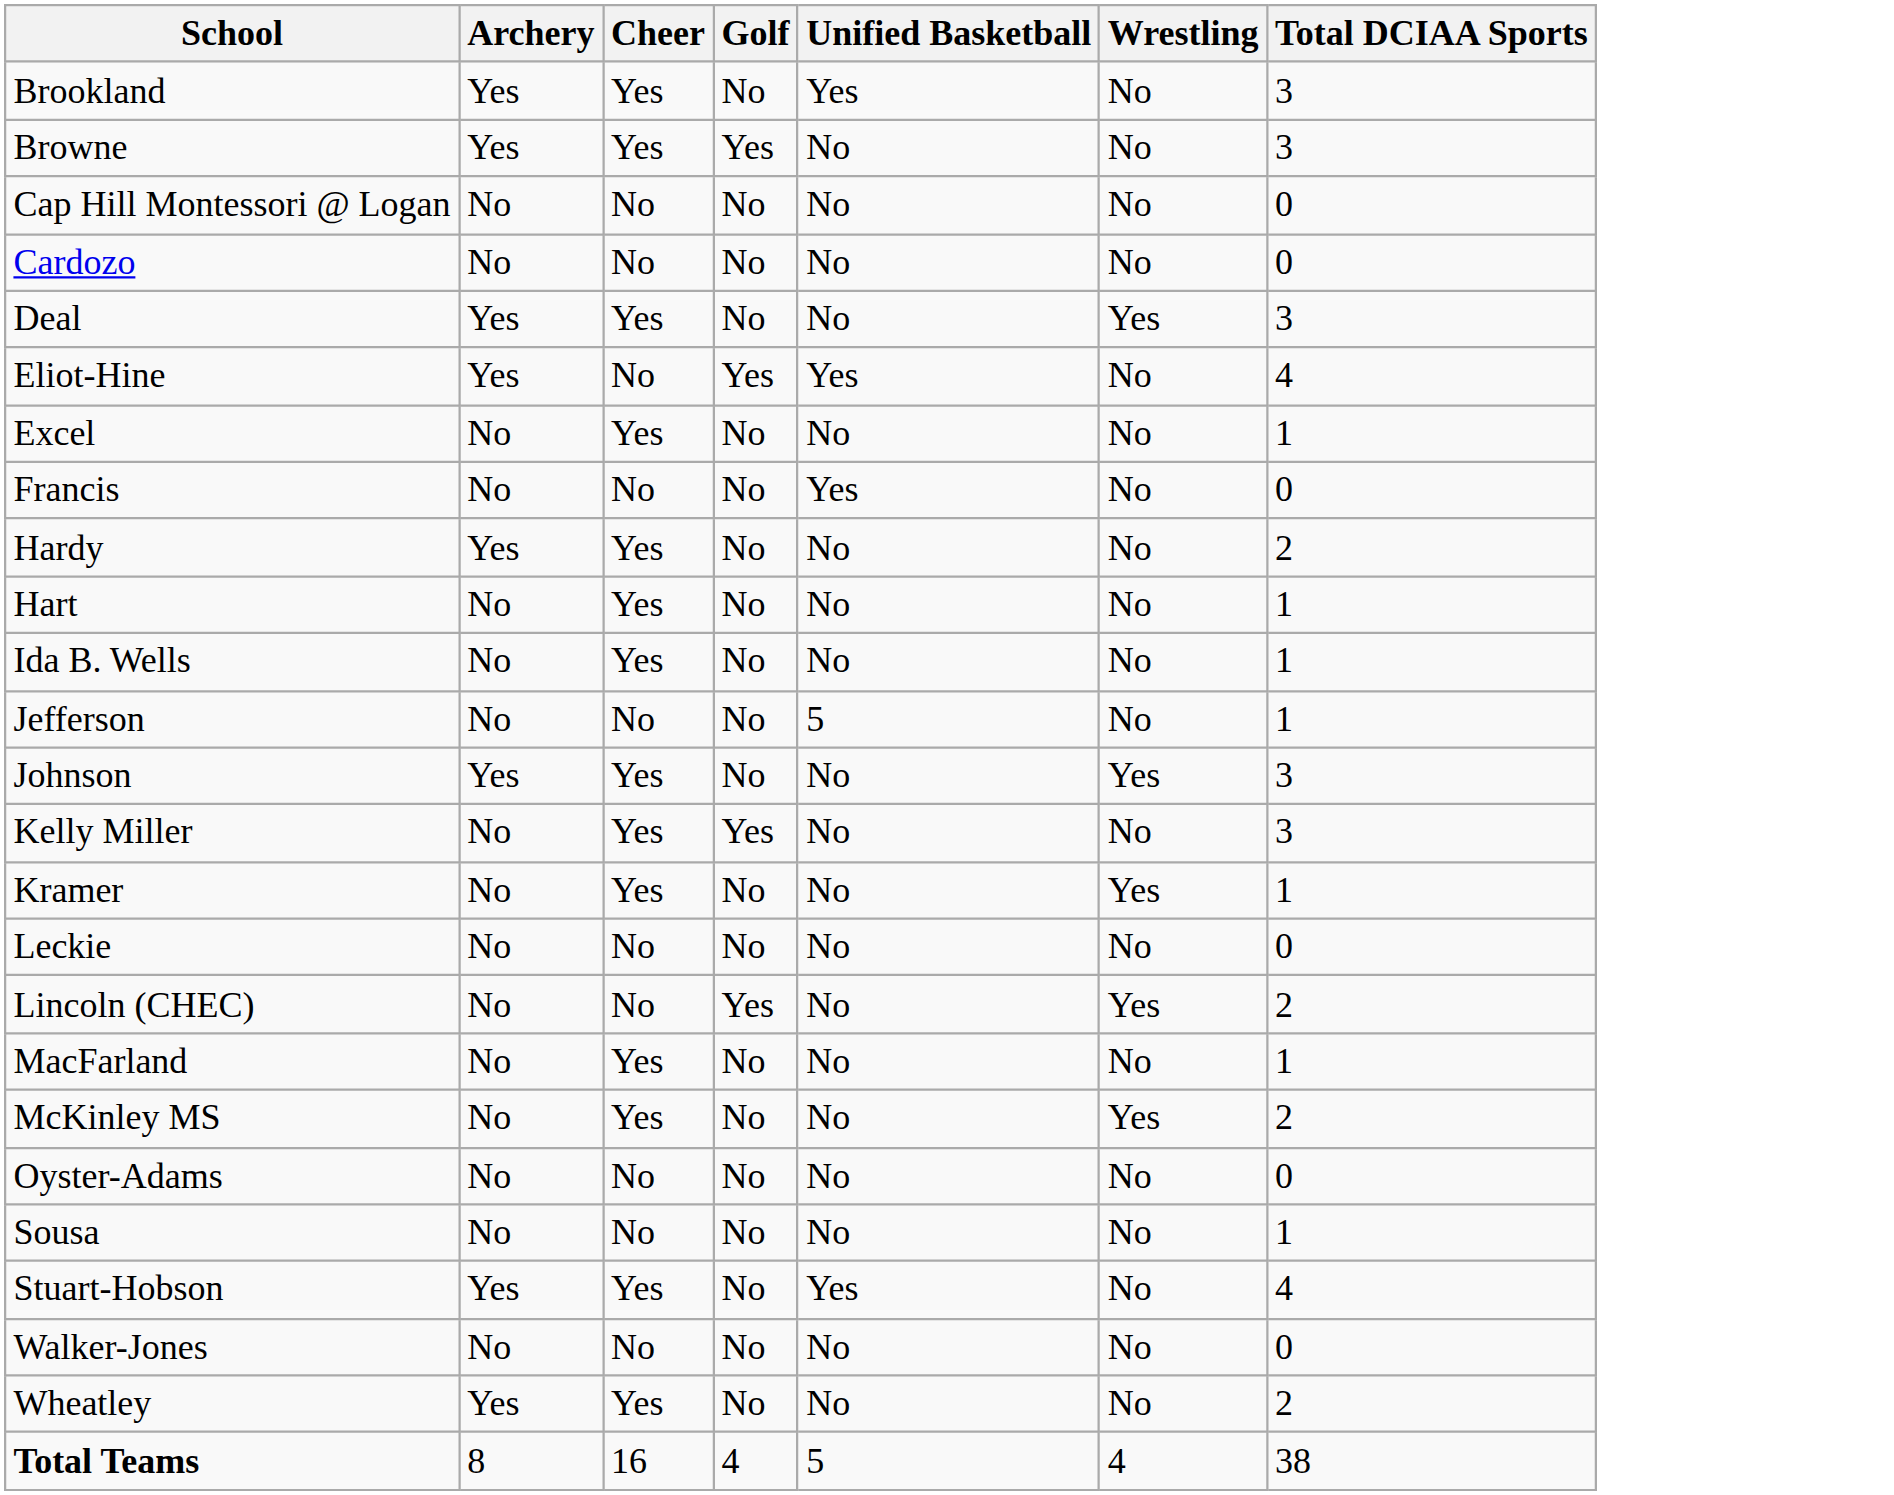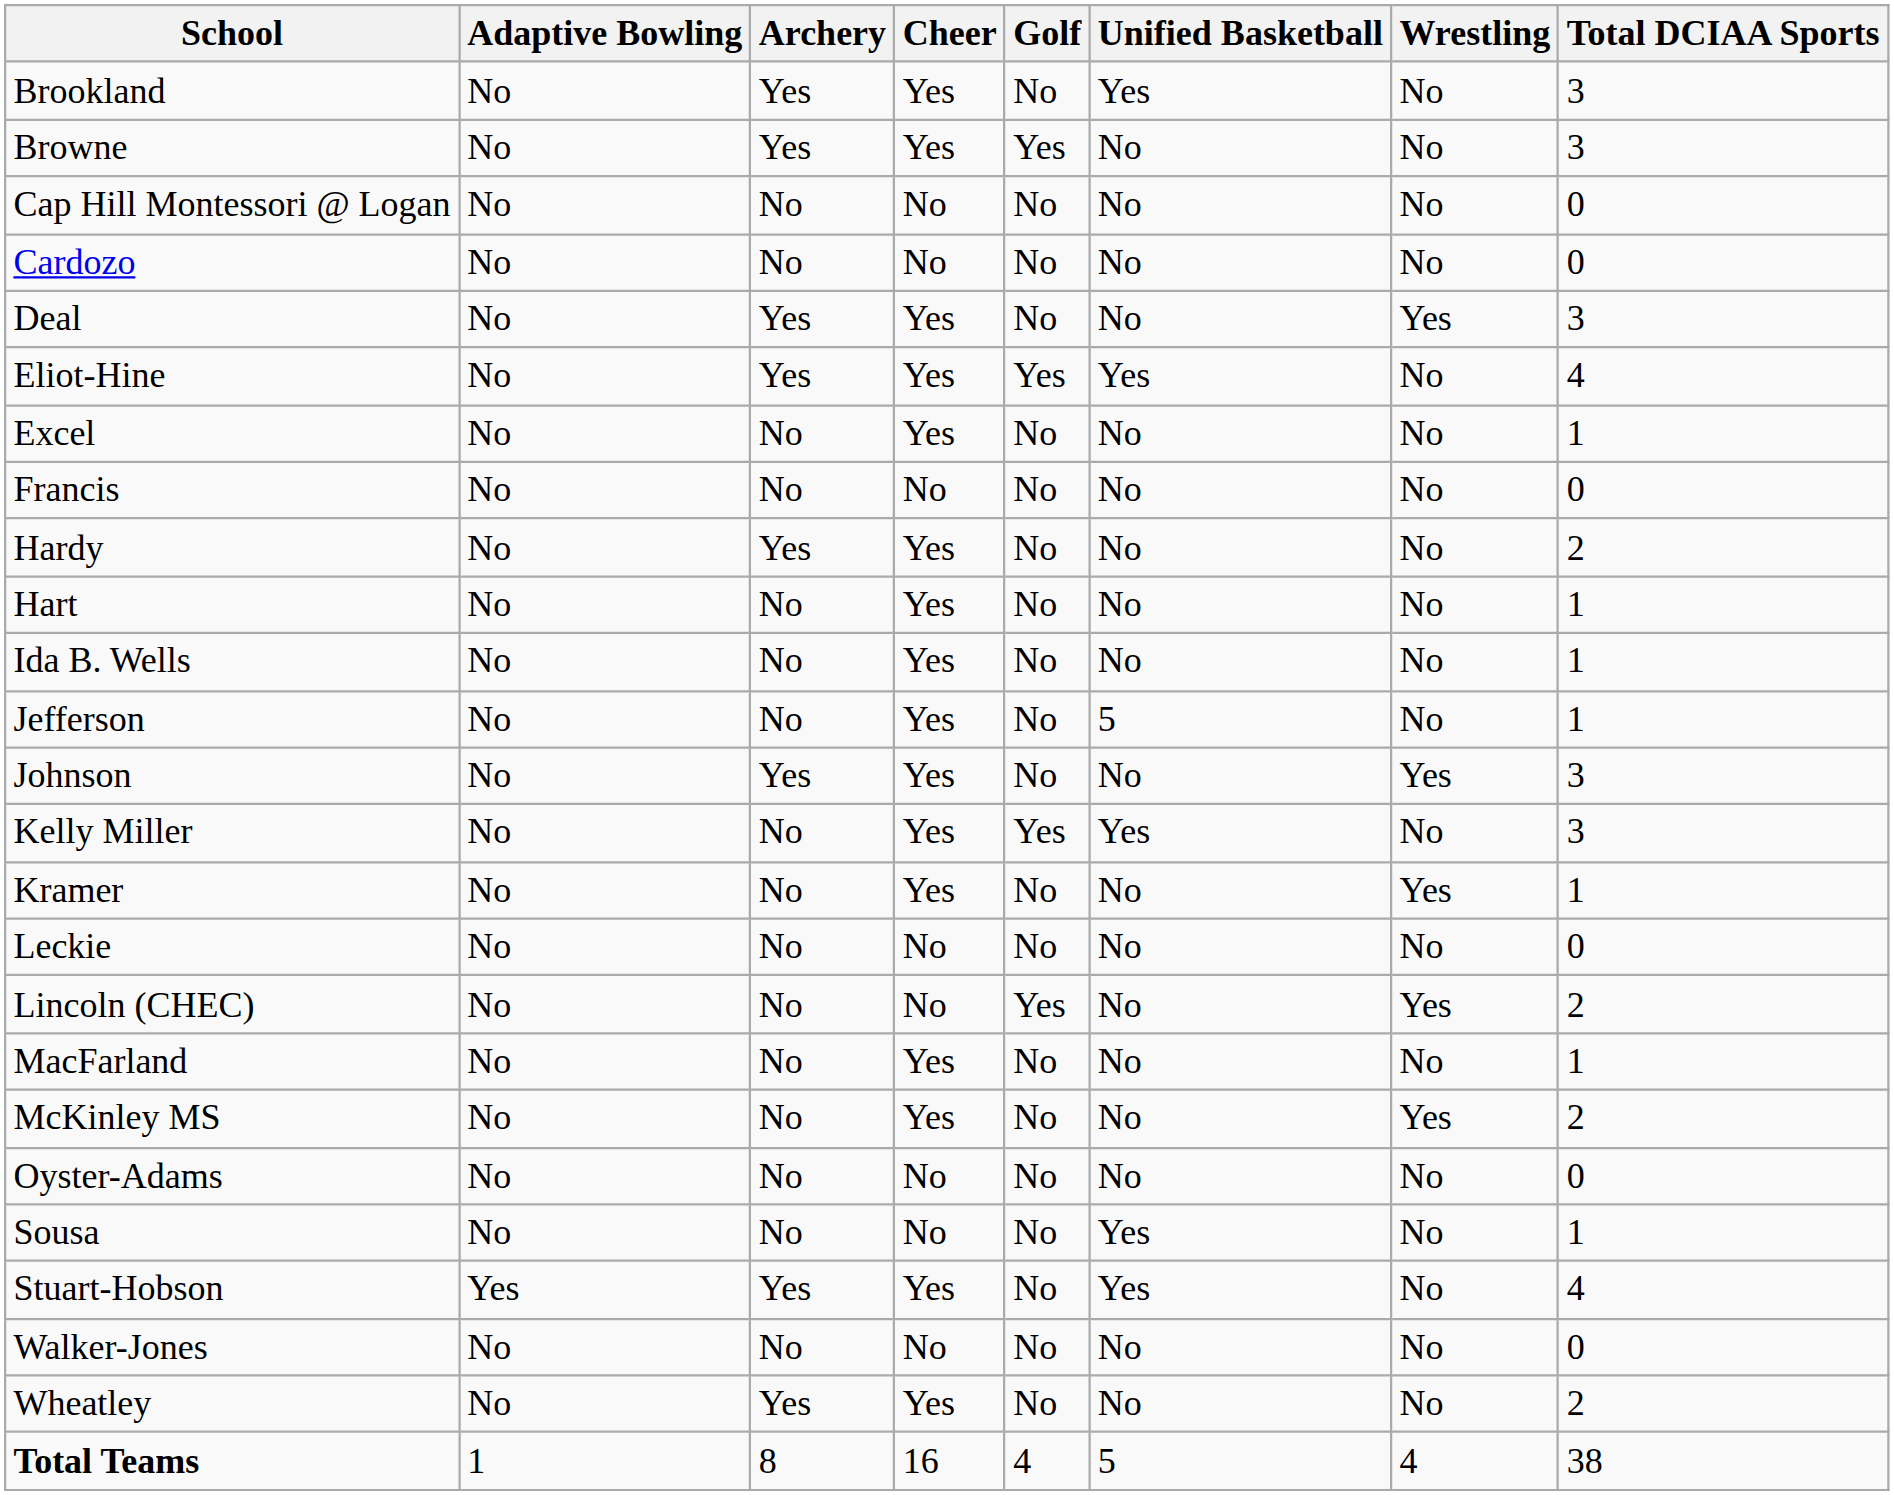+ column: (605, 33)
(633, 375) No -> (929, 375) Yes
(832, 489) Yes -> (1120, 489) No
(633, 718) No -> (929, 718) Yes
(828, 832) No -> (1124, 832) Yes
(828, 1232) No -> (1124, 1232) Yes
